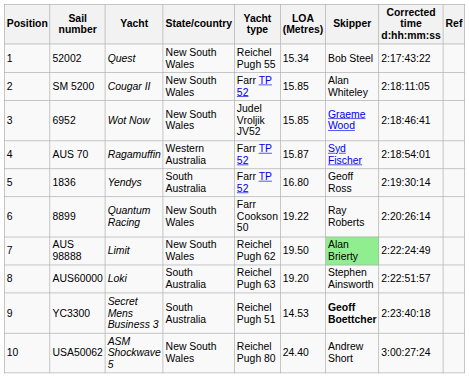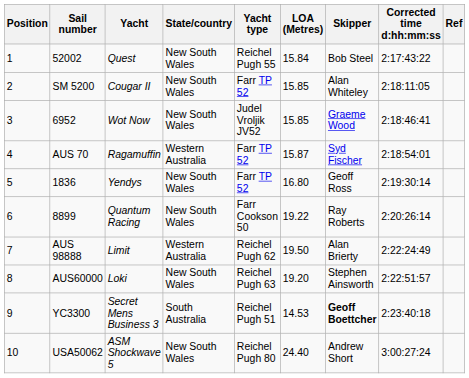(296, 58) 15.34 -> (296, 58) 15.84
(186, 182) South Australia -> (191, 182) New South Wales
(191, 251) New South Wales -> (186, 251) Western Australia
(343, 251) lightgreen background -> (343, 251) no background
(186, 279) South Australia -> (191, 279) New South Wales
